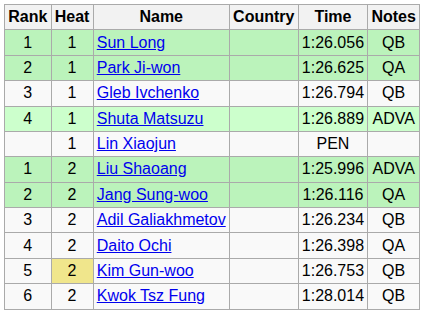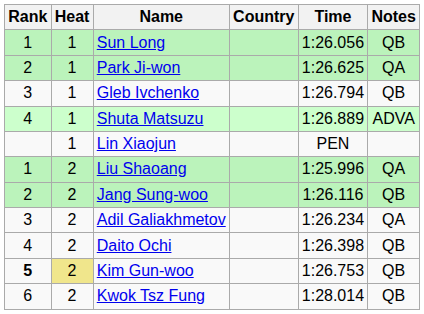(394, 169) ADVA -> (394, 169) QA
(394, 194) QA -> (394, 194) QB
(394, 220) QB -> (394, 220) QA
(394, 245) QA -> (394, 245) QB
(28, 270) normal -> (28, 270) bold
